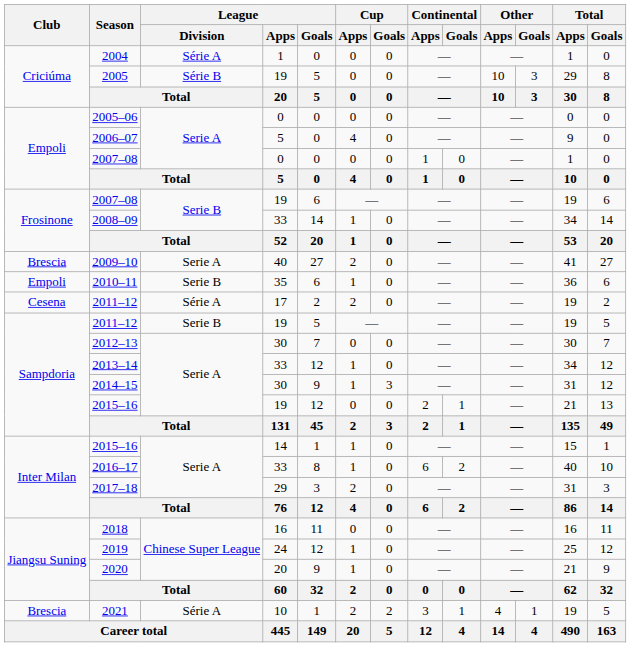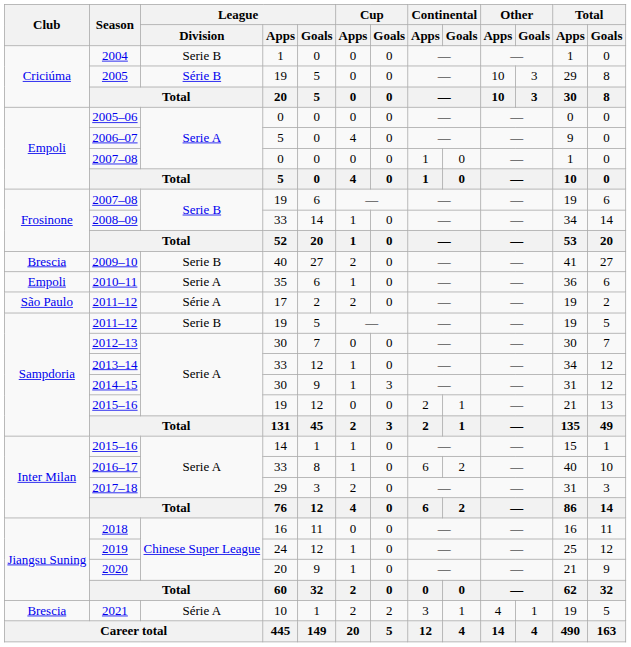(202, 55) Série A -> (202, 55) Serie B
(202, 261) Serie A -> (202, 261) Serie B
(202, 281) Serie B -> (202, 281) Serie A
(47, 302) Cesena -> (47, 302) São Paulo
